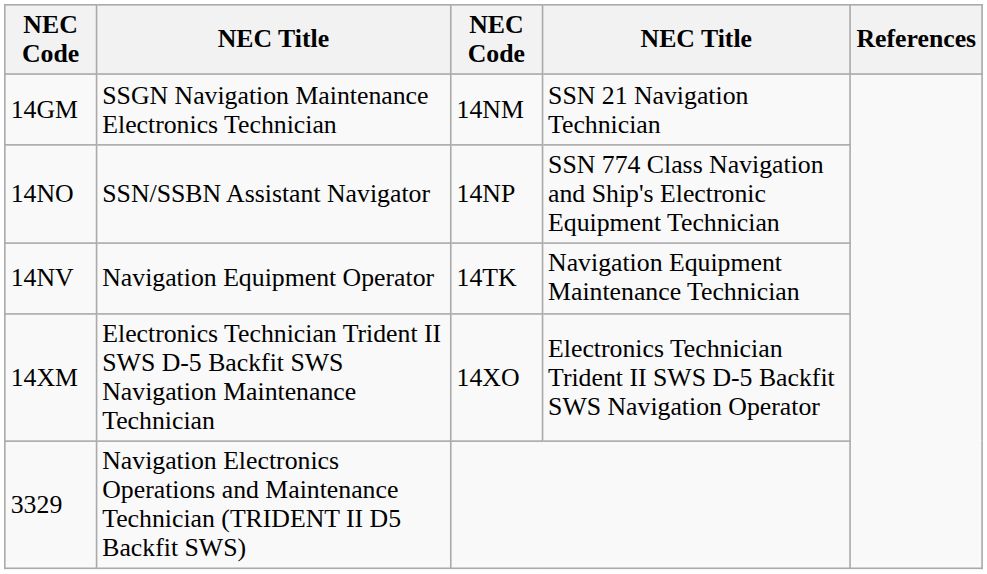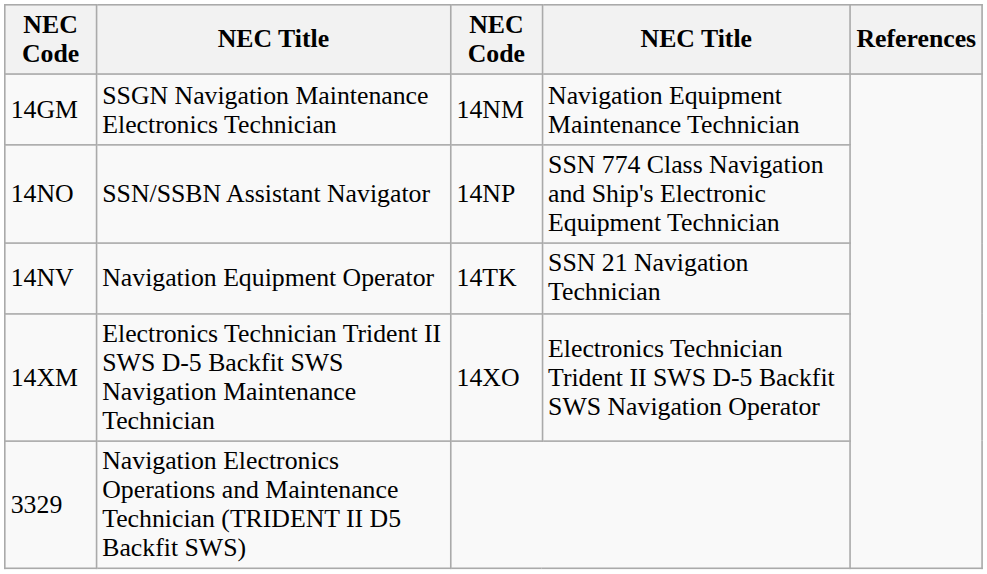(648, 109) SSN 21 Navigation Technician -> (674, 109) Navigation Equipment Maintenance Technician
(674, 277) Navigation Equipment Maintenance Technician -> (648, 277) SSN 21 Navigation Technician
